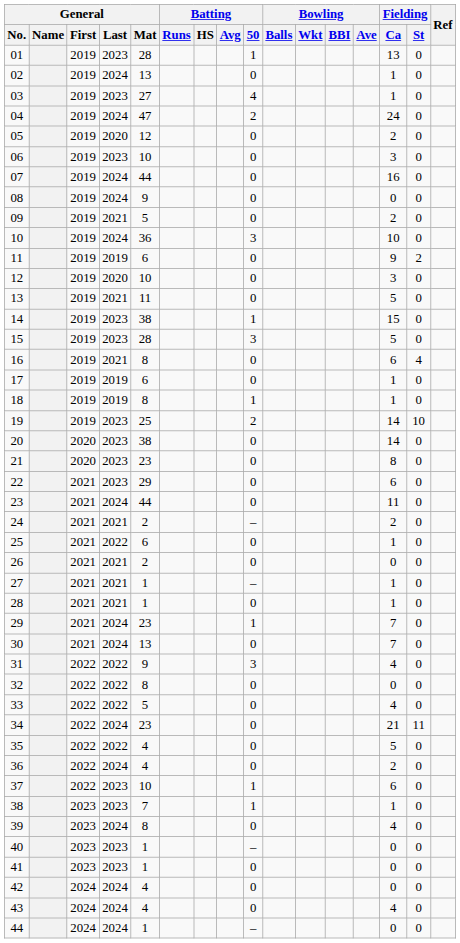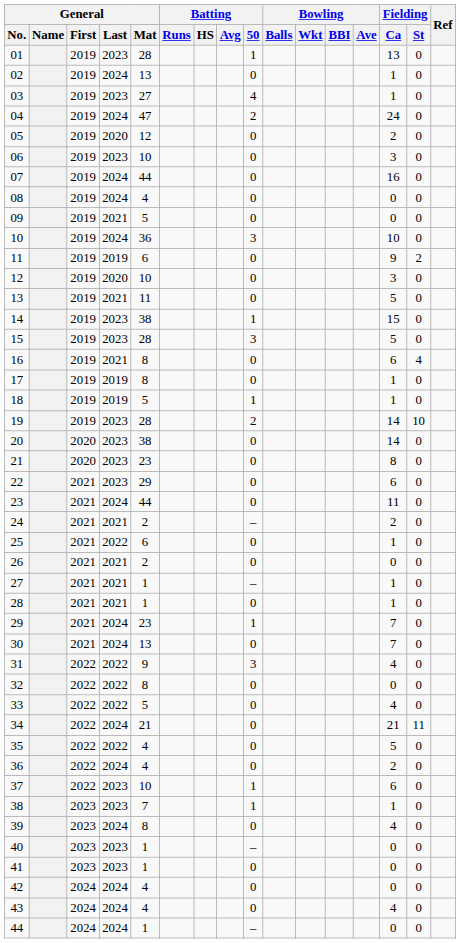(145, 197) 9 -> (145, 197) 4
(393, 217) 2 -> (393, 217) 0
(145, 380) 6 -> (145, 380) 8
(145, 400) 8 -> (145, 400) 5
(145, 420) 25 -> (145, 420) 28
(145, 725) 23 -> (145, 725) 21
